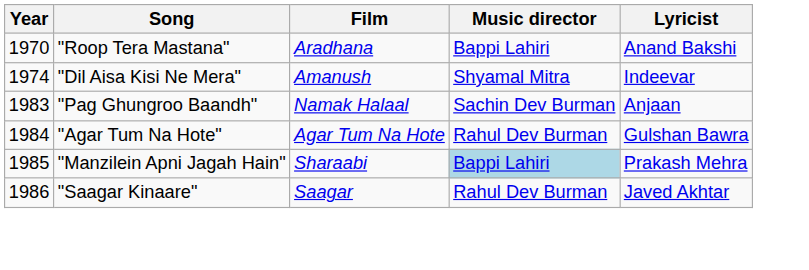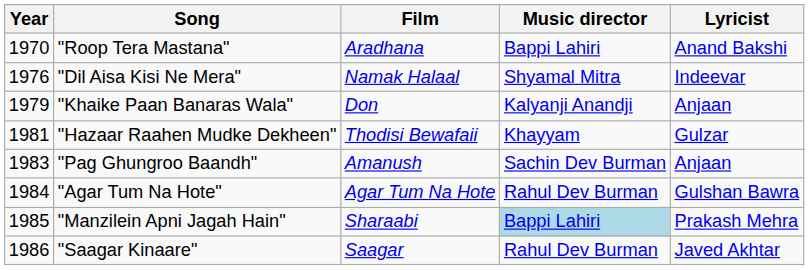(29, 76) 1974 -> (29, 76) 1976
(333, 76) Amanush -> (402, 76) Namak Halaal
+ row: (175, 105)
+ row: (197, 134)
(351, 105) Namak Halaal -> (383, 163) Amanush
